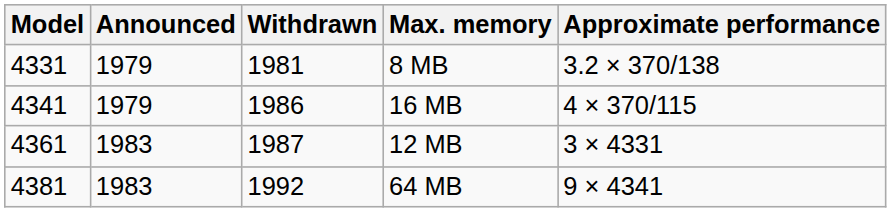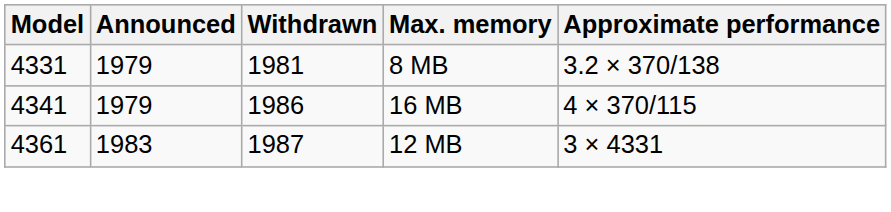- row: (426, 186)
